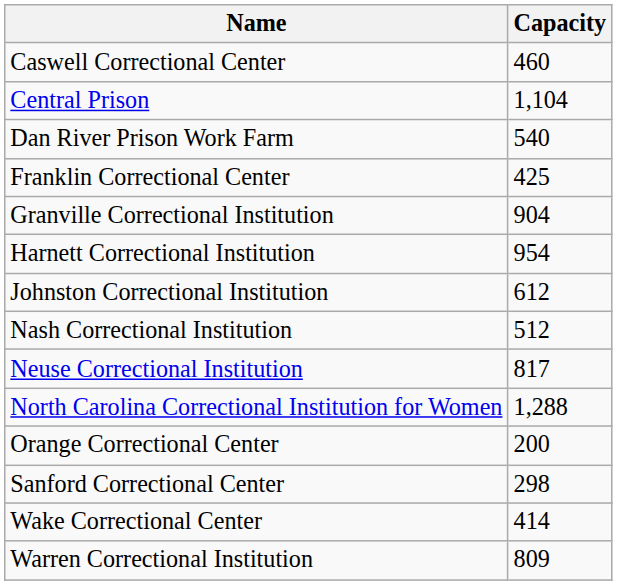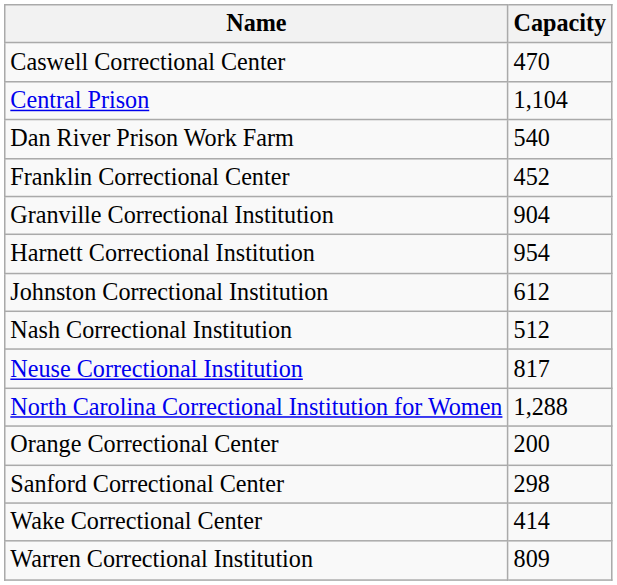(532, 61) 460 -> (532, 61) 470
(532, 176) 425 -> (532, 176) 452
